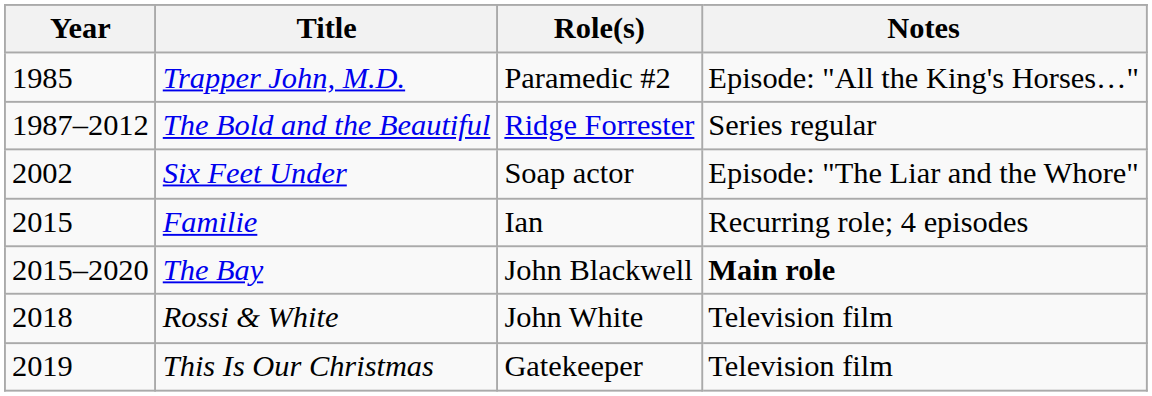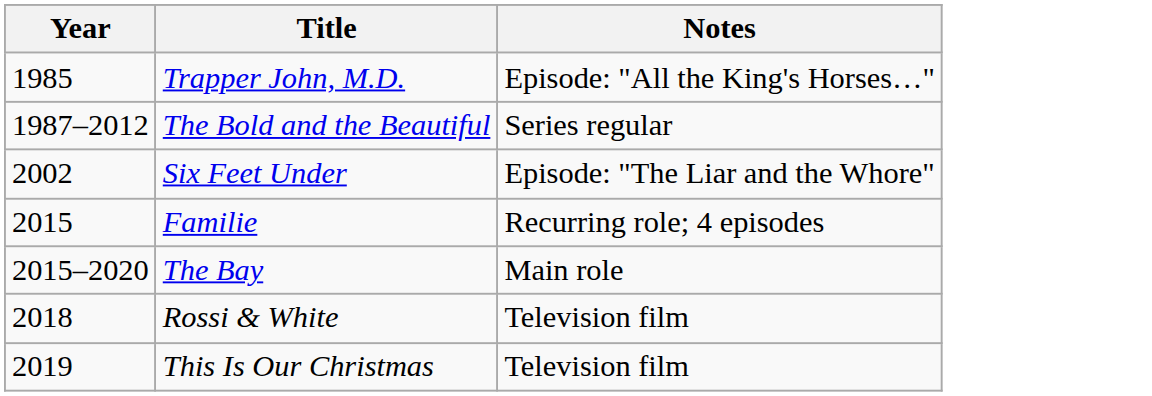- column: (599, 28)
(772, 269) bold -> (564, 269) normal
